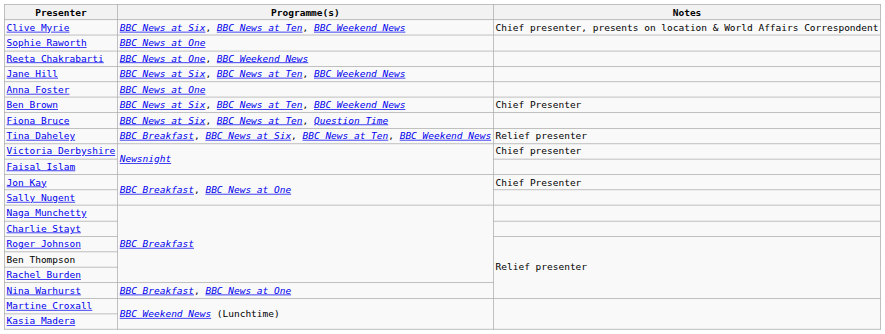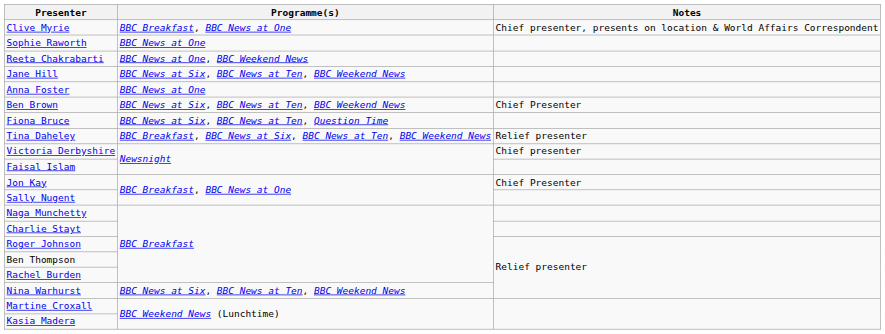(263, 28) BBC News at Six, BBC News at Ten, BBC Weekend News -> (205, 28) BBC Breakfast, BBC News at One
(205, 291) BBC Breakfast, BBC News at One -> (263, 291) BBC News at Six, BBC News at Ten, BBC Weekend News
